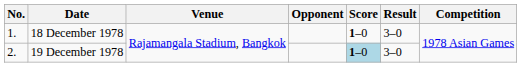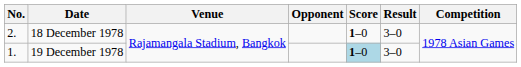(12, 33) 1. -> (12, 33) 2.
(12, 52) 2. -> (12, 52) 1.
